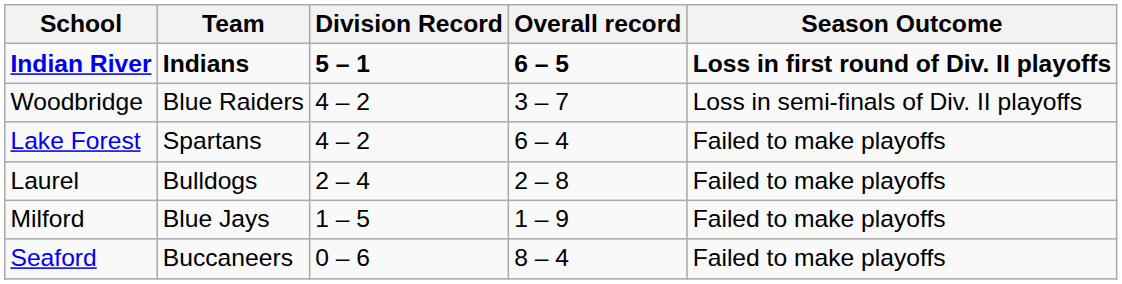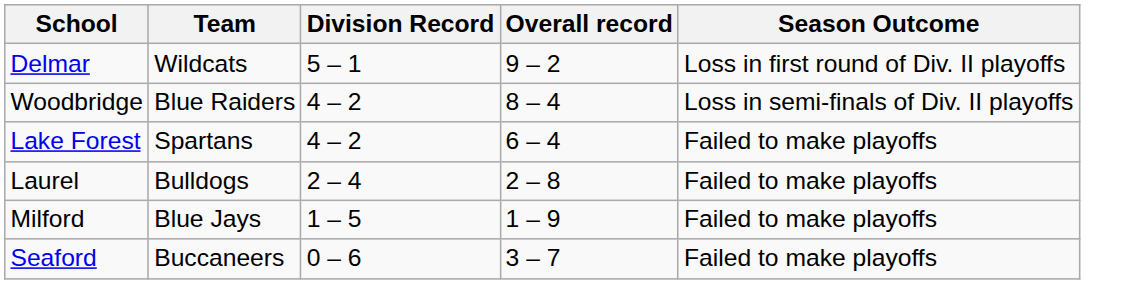- row: (81, 63)
+ row: (50, 63)
(542, 102) 3 – 7 -> (533, 102) 8 – 4
(542, 258) 8 – 4 -> (533, 258) 3 – 7
